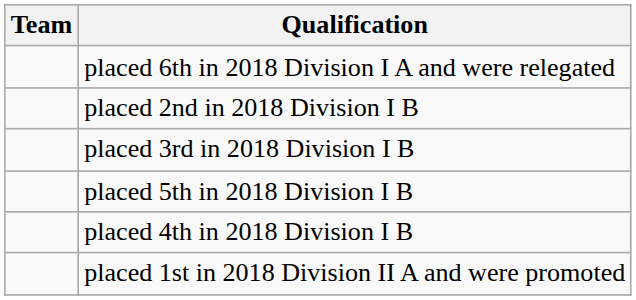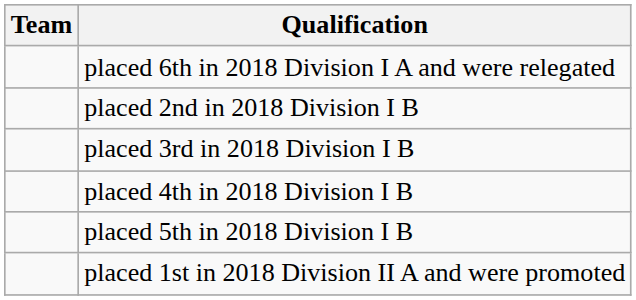rows swapped: (249, 231) <-> (249, 190)
